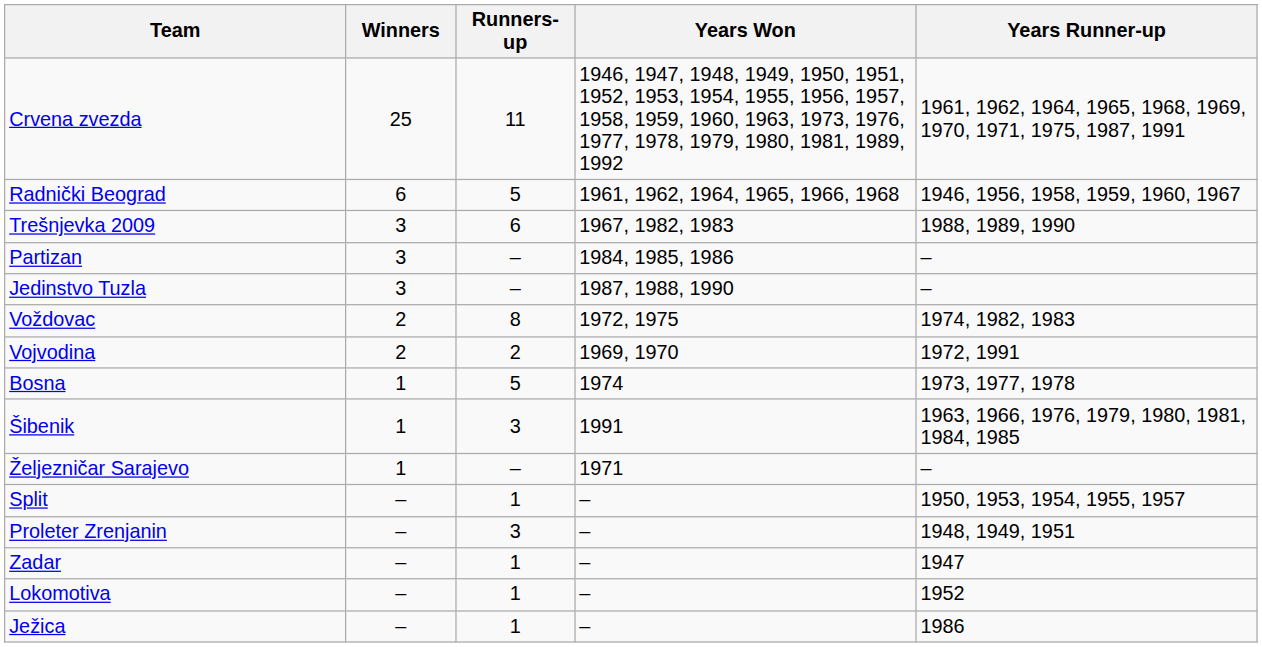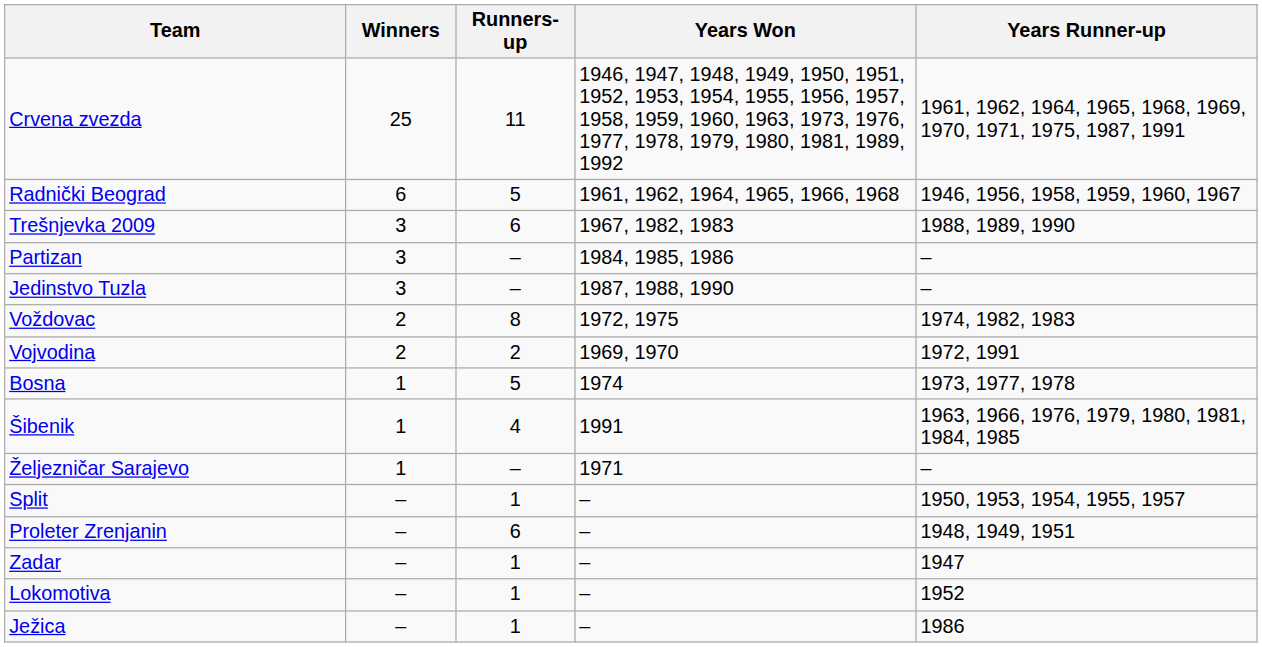(515, 426) 3 -> (515, 426) 4
(515, 531) 3 -> (515, 531) 6
